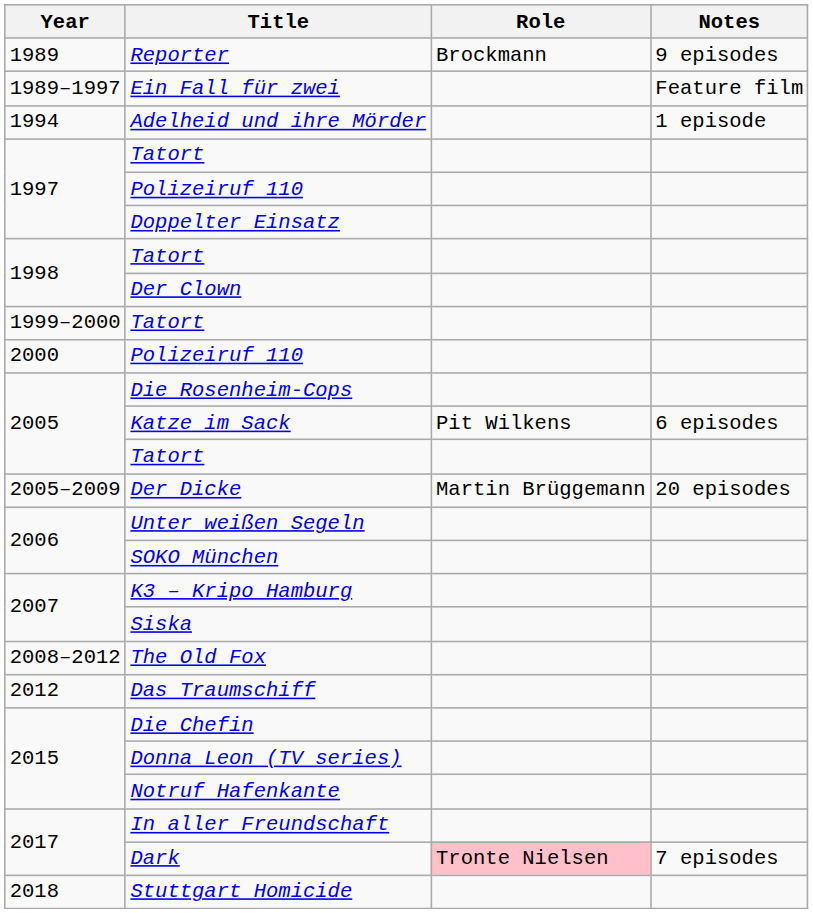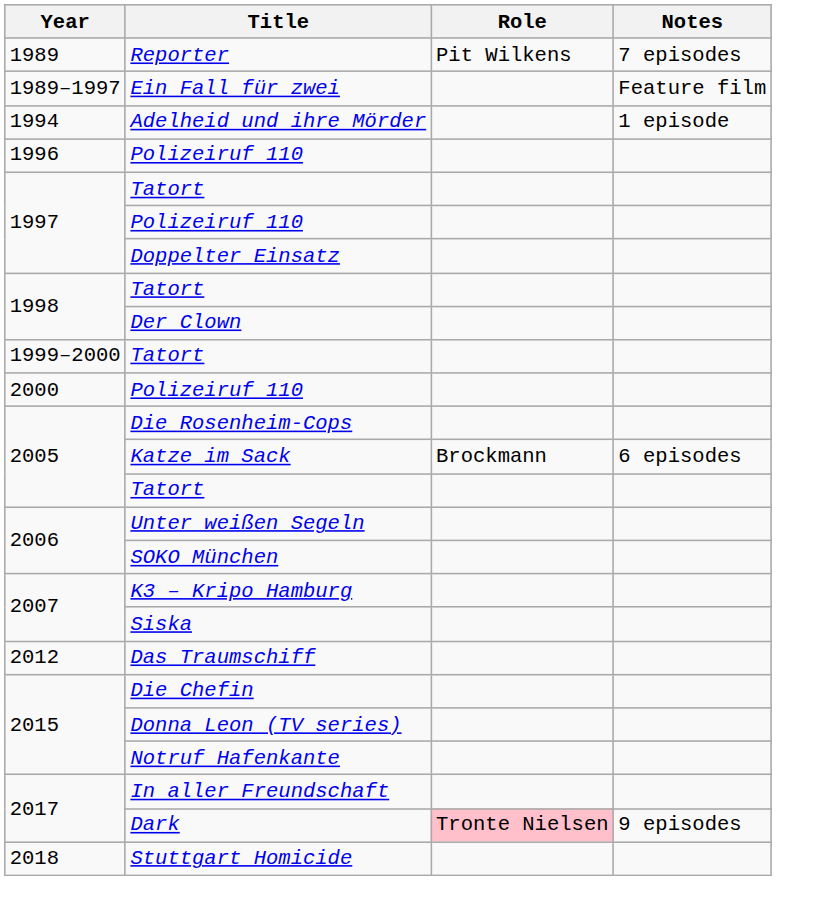(491, 55) Brockmann -> (504, 55) Pit Wilkens
(717, 55) 9 episodes -> (680, 55) 7 episodes
+ row: (34, 155)
(504, 423) Pit Wilkens -> (491, 457) Brockmann
- row: (65, 490)
- row: (65, 658)
(717, 858) 7 episodes -> (680, 825) 9 episodes
